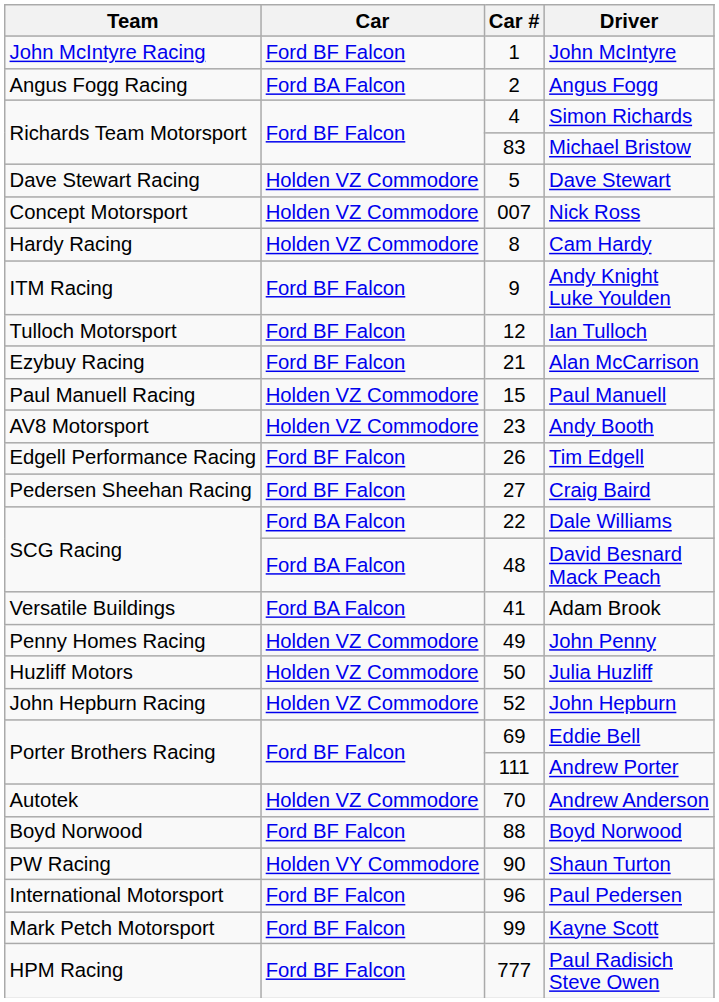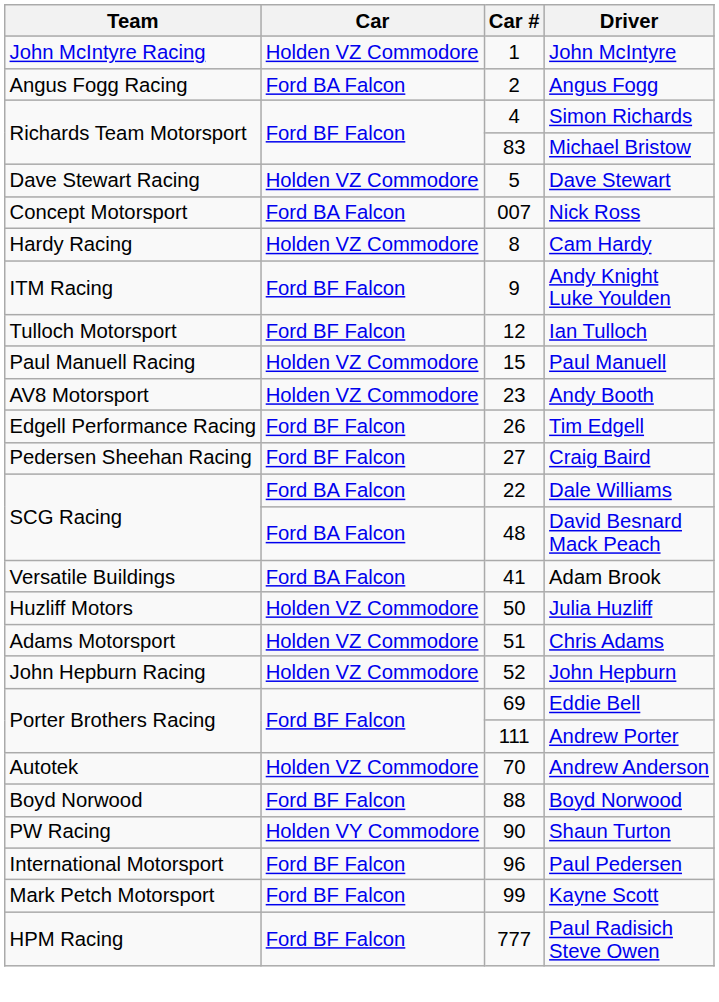(336, 52) Ford BF Falcon -> (372, 52) Holden VZ Commodore
(372, 212) Holden VZ Commodore -> (336, 212) Ford BA Falcon
- row: (624, 362)
- row: (603, 640)
+ row: (607, 640)
